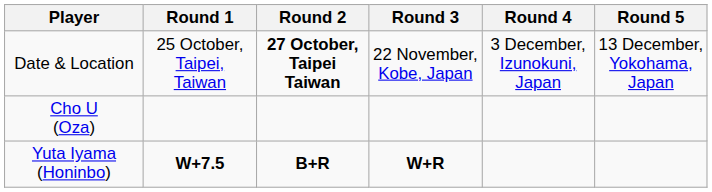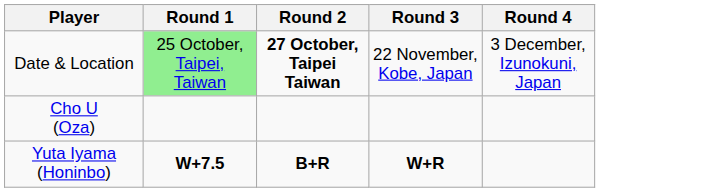- column: (651, 17)
(200, 63) no background -> (200, 63) lightgreen background
